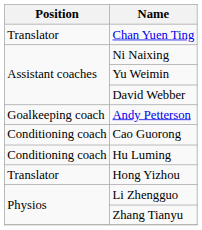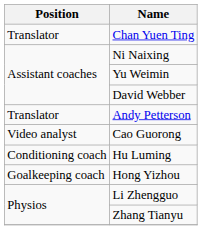(56, 114) Goalkeeping coach -> (33, 114) Translator
(57, 134) Conditioning coach -> (42, 134) Video analyst
(33, 174) Translator -> (56, 174) Goalkeeping coach
